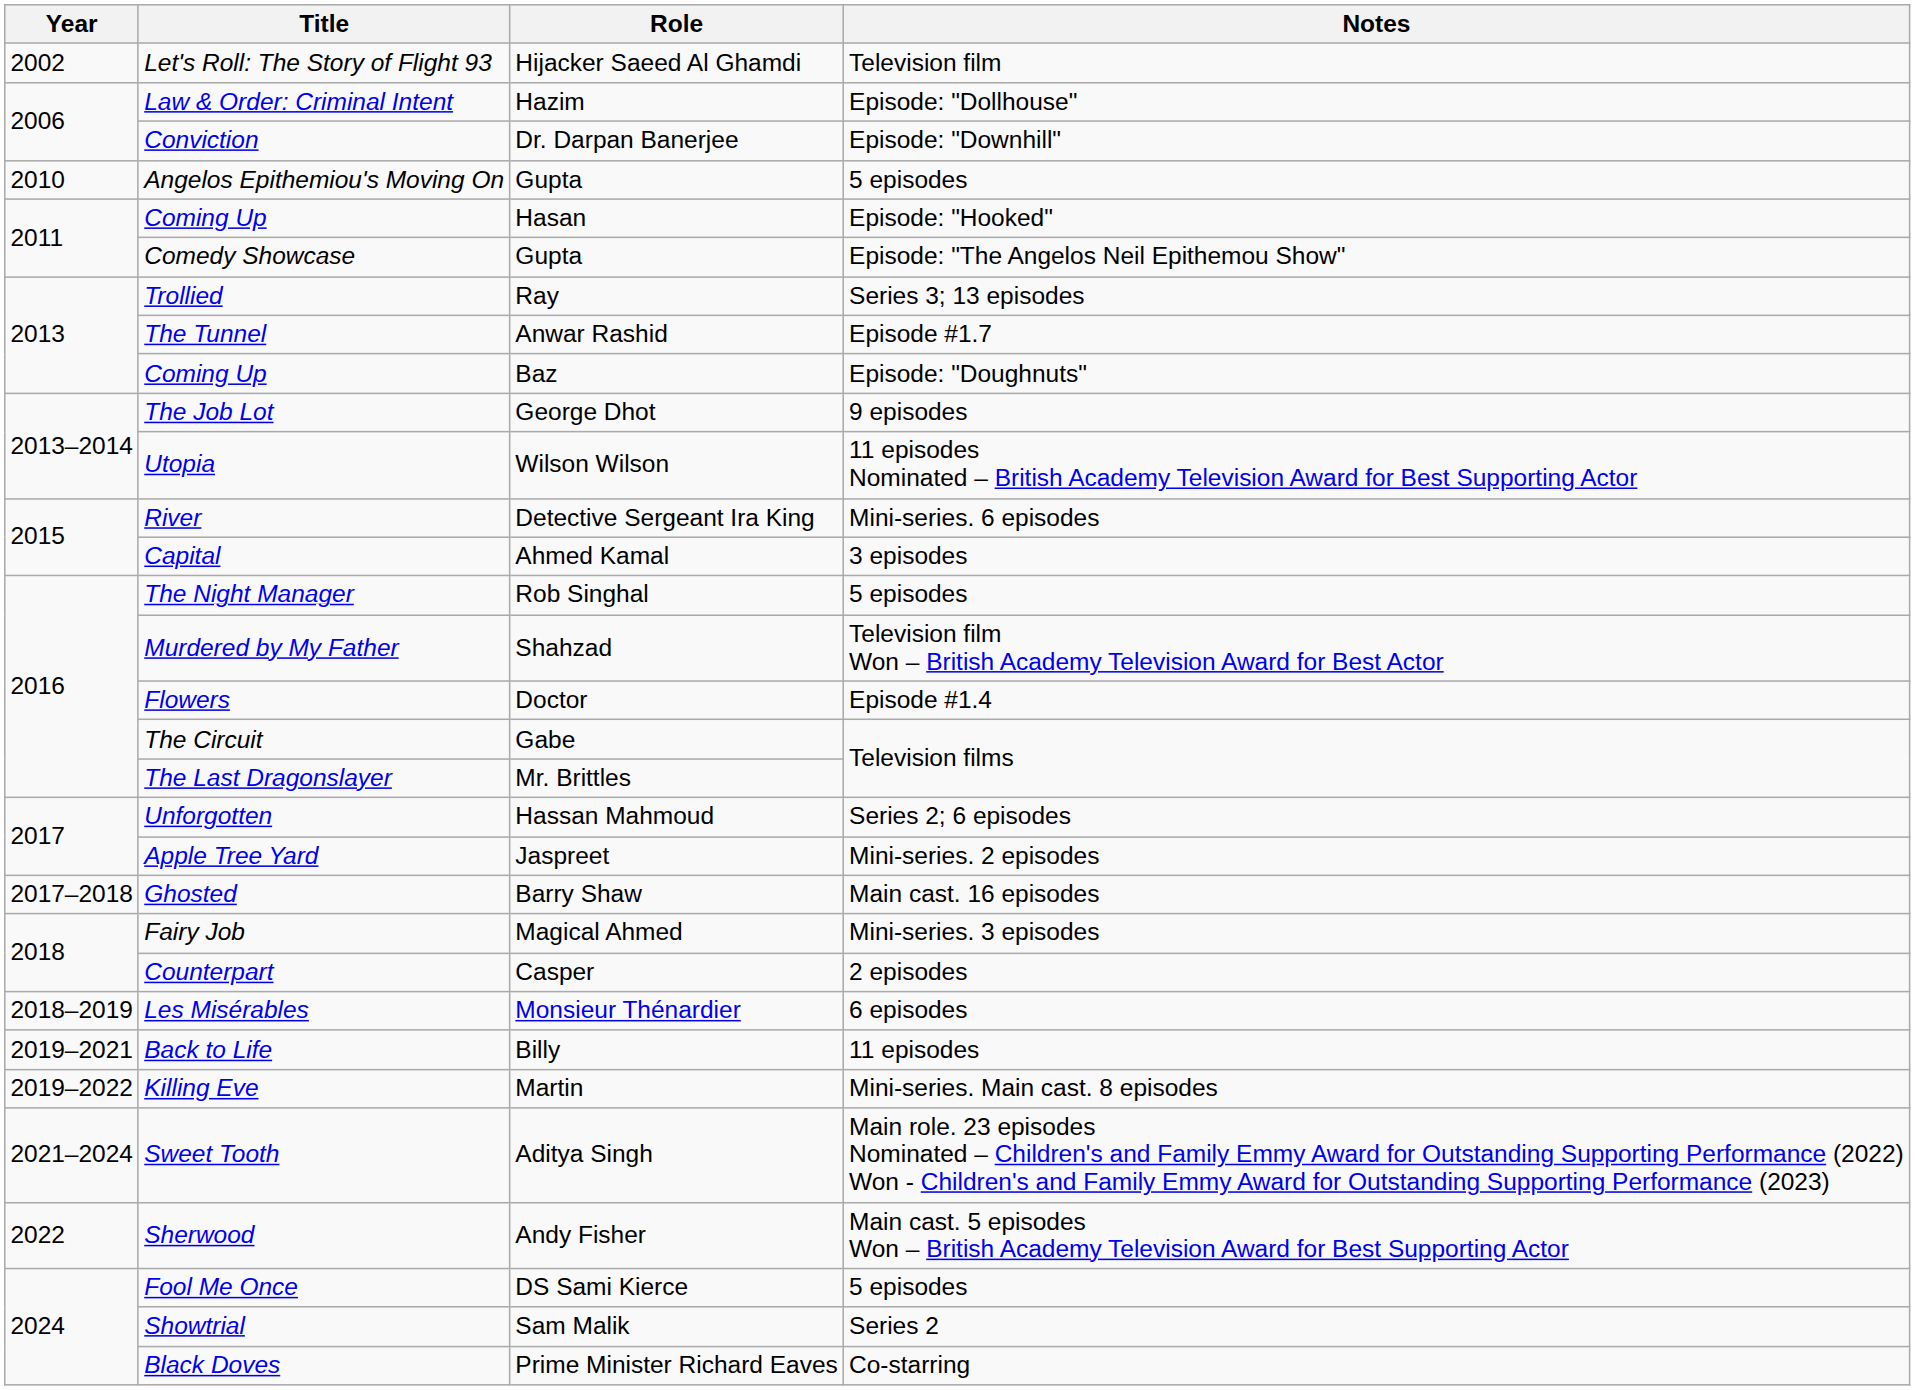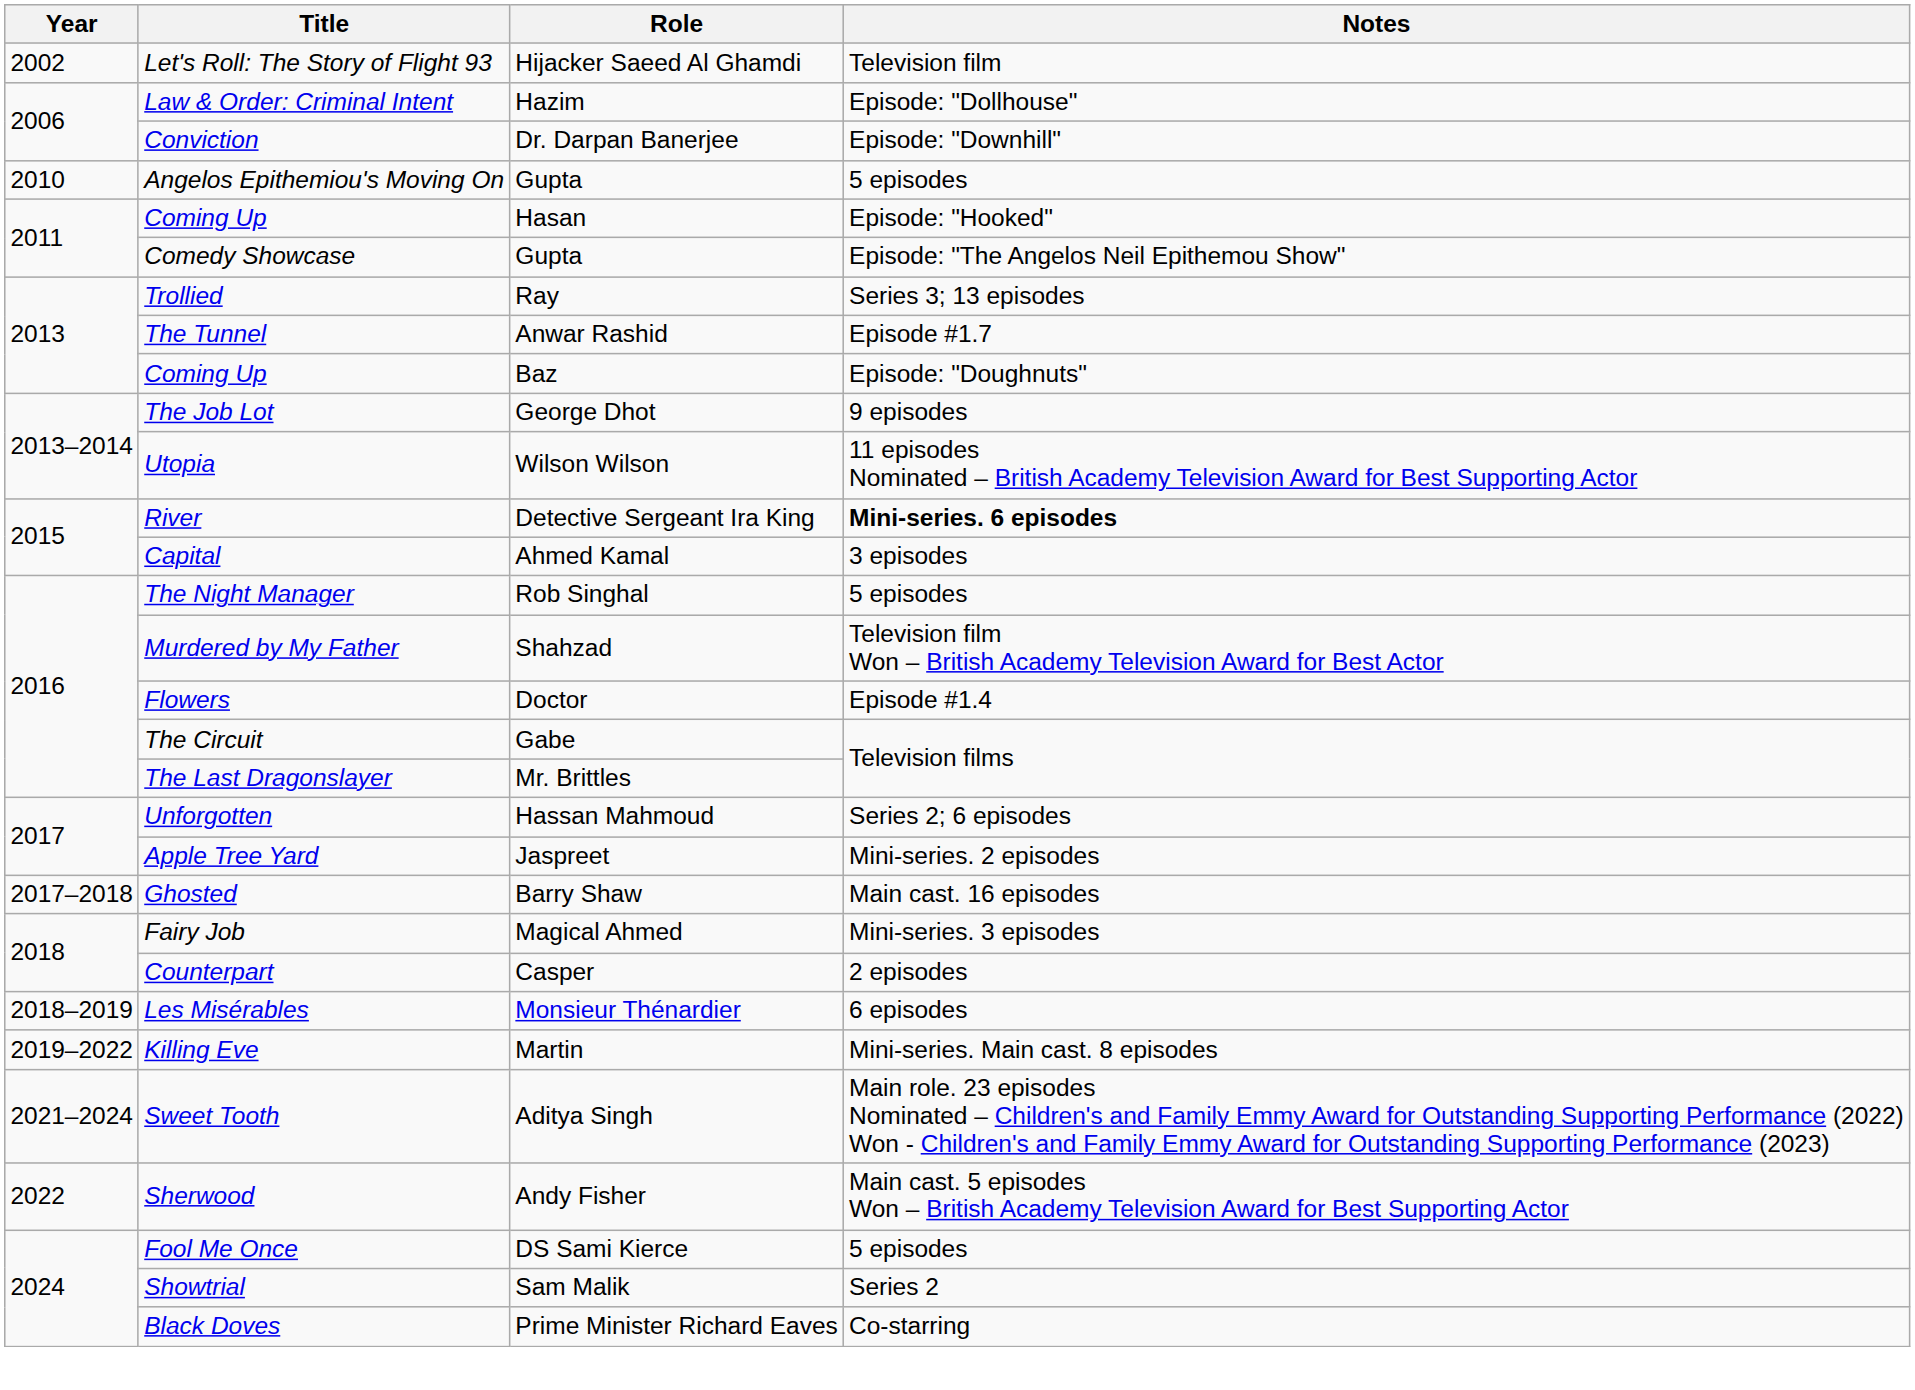(974, 517) normal -> (983, 517) bold
- row: (208, 1049)
